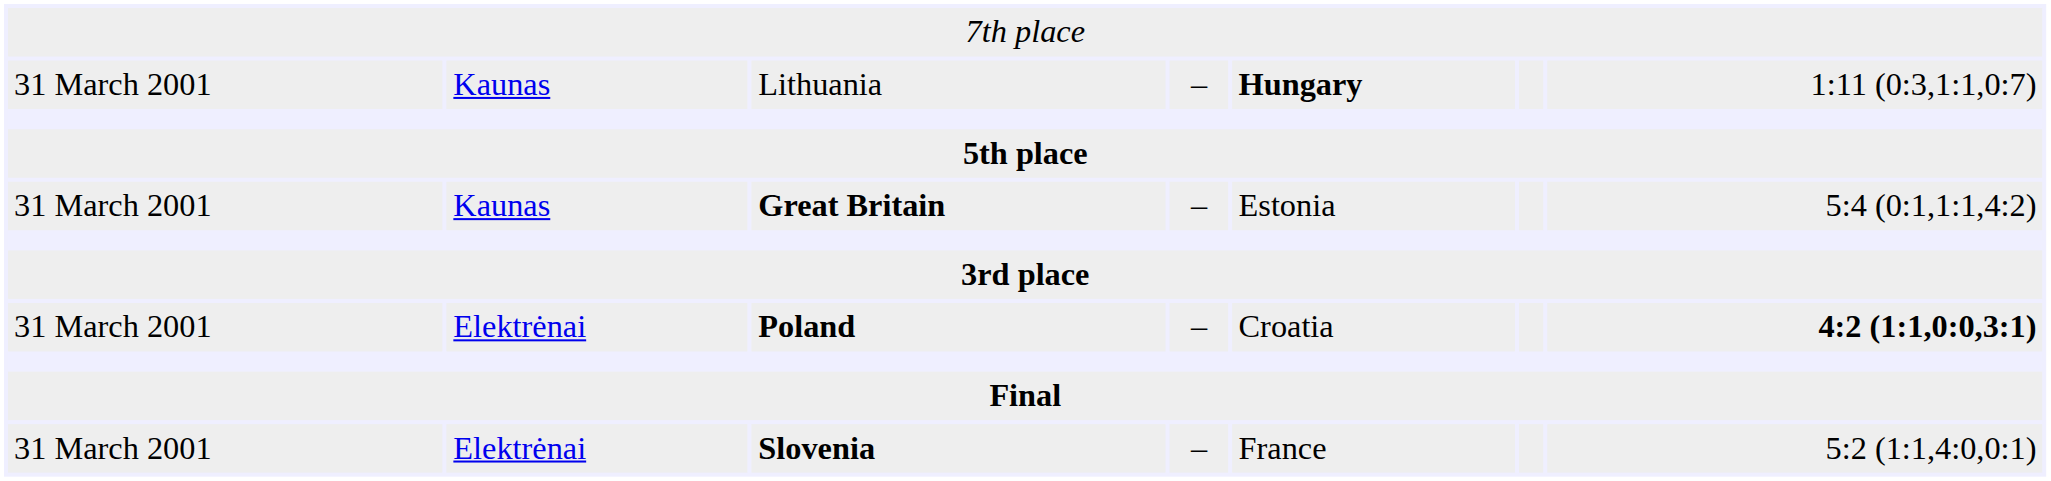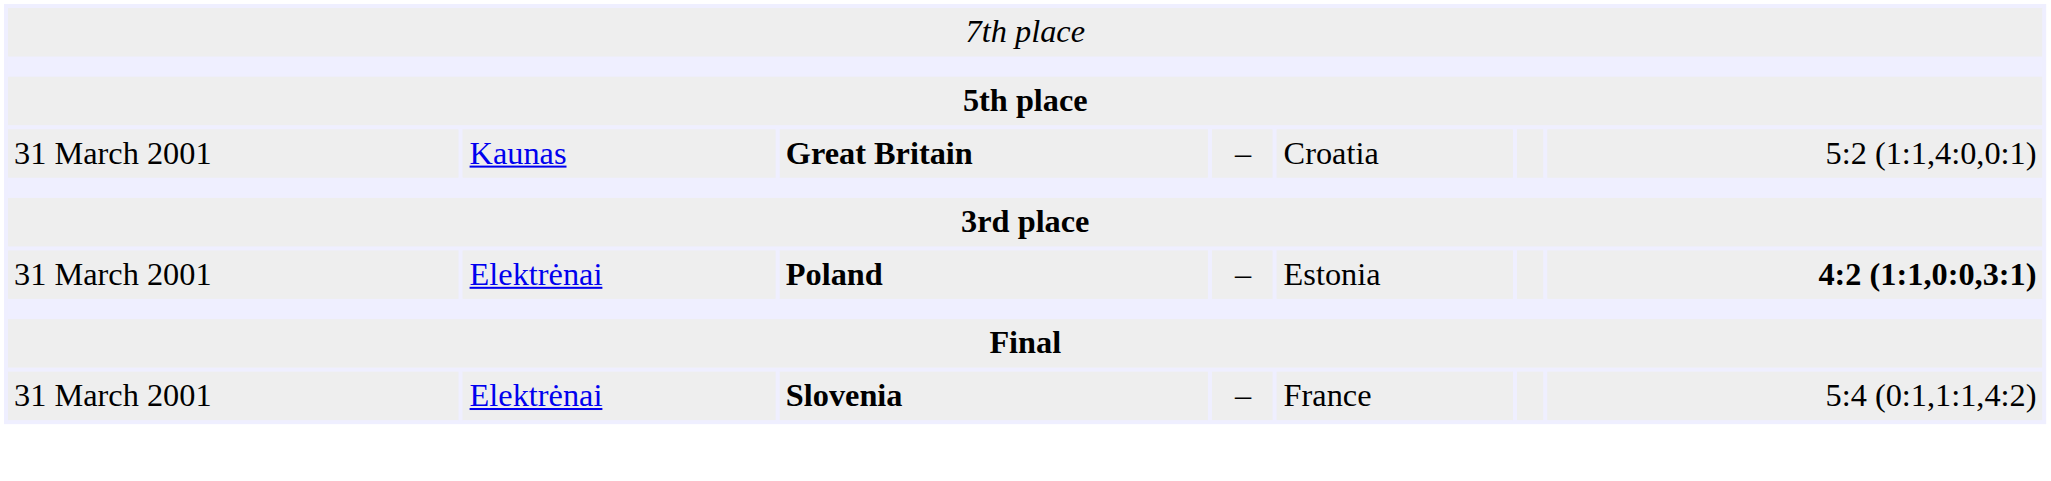- row: (502, 84)
(1287, 205) Estonia -> (1331, 152) Croatia
(1931, 205) 5:4 (0:1,1:1,4:2) -> (1931, 152) 5:2 (1:1,4:0,0:1)
(1286, 326) Croatia -> (1332, 274) Estonia
(1931, 447) 5:2 (1:1,4:0,0:1) -> (1931, 395) 5:4 (0:1,1:1,4:2)
